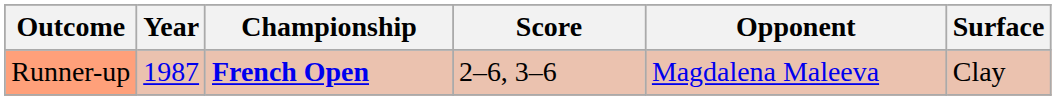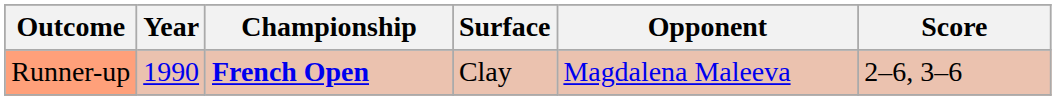columns swapped: (999, 26) <-> (549, 26)
(171, 72) 1987 -> (171, 72) 1990
